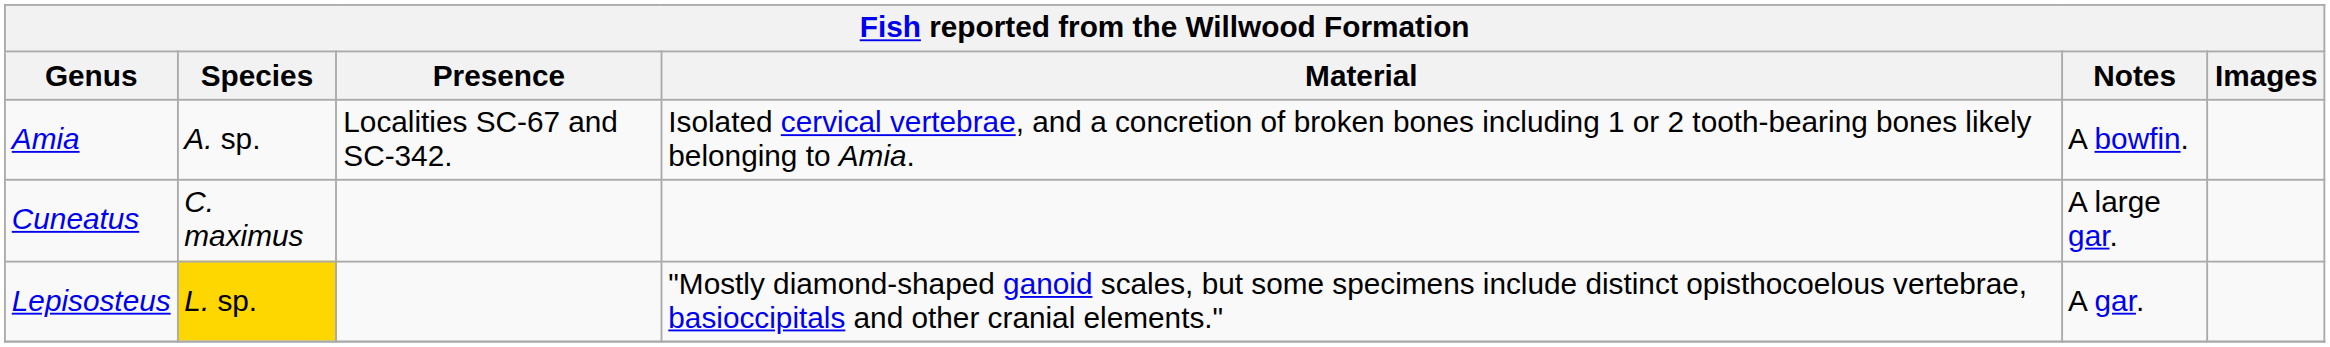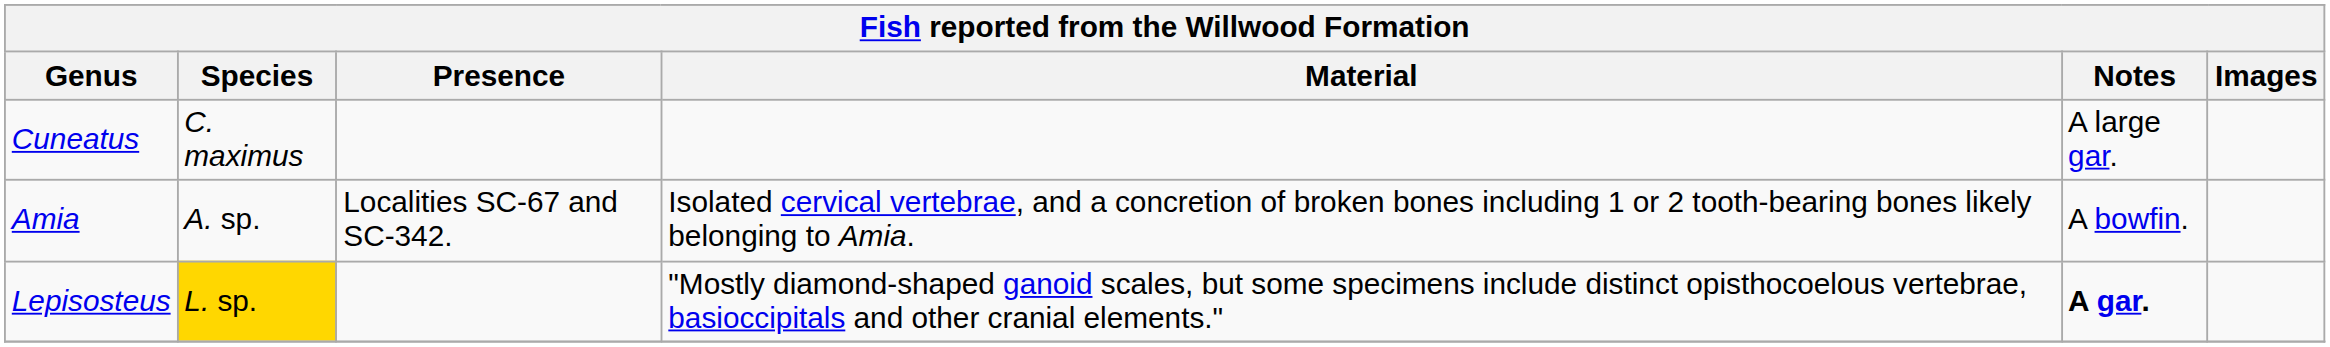rows swapped: (46, 139) <-> (75, 219)
(2106, 300) normal -> (2109, 300) bold
